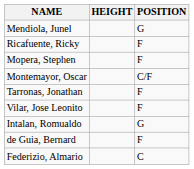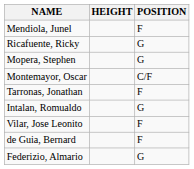(141, 28) G -> (140, 28) F
(140, 44) F -> (141, 44) G
(140, 60) F -> (141, 60) G
rows swapped: (45, 108) <-> (44, 124)
(140, 156) C -> (141, 156) G
